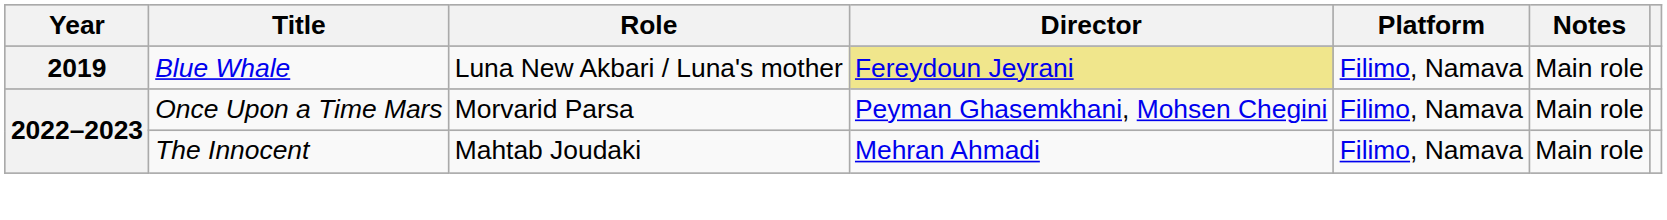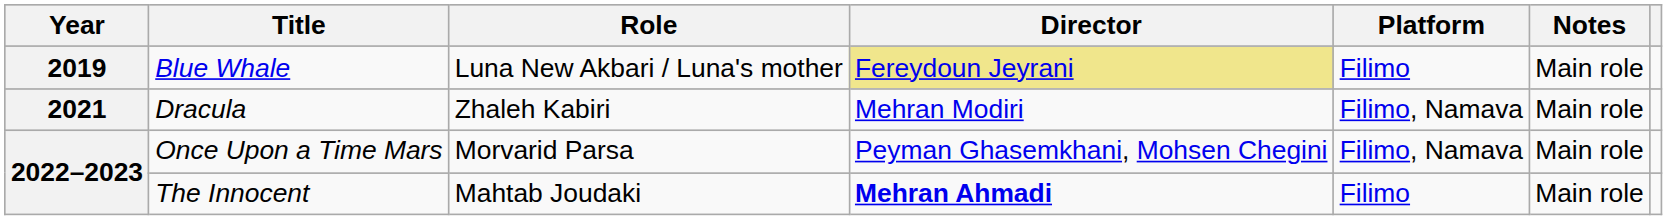(1431, 67) Filimo, Namava -> (1375, 67) Filimo
+ row: (201, 109)
(947, 151) normal -> (953, 192) bold
(1431, 151) Filimo, Namava -> (1375, 192) Filimo
